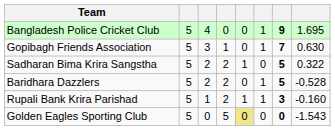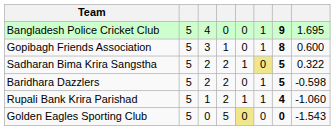(282, 47) 7 -> (282, 47) 8
(311, 47) 0.630 -> (311, 47) 0.600
(263, 64) no background -> (263, 64) khaki background
(311, 82) -0.528 -> (311, 82) -0.598
(282, 99) 3 -> (282, 99) 4
(311, 99) -0.160 -> (311, 99) -1.060
